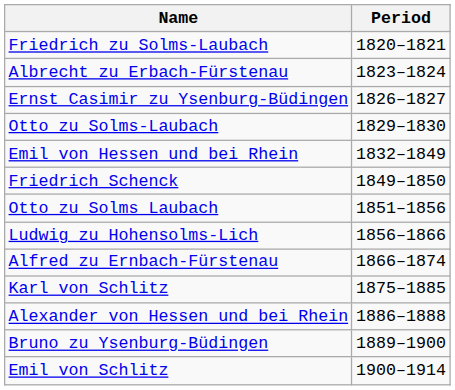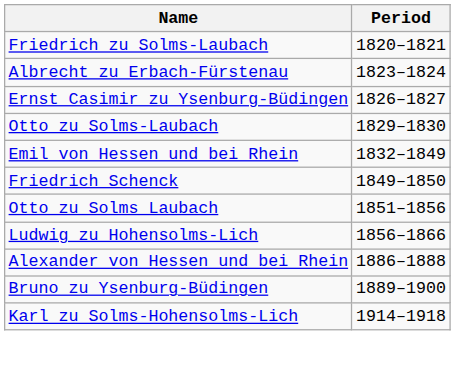- row: (143, 262)
- row: (88, 289)
- row: (88, 371)
+ row: (153, 317)
